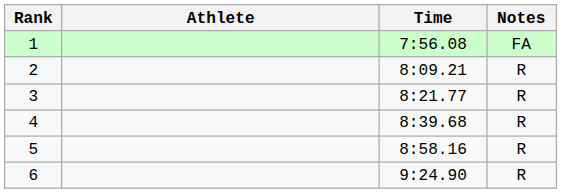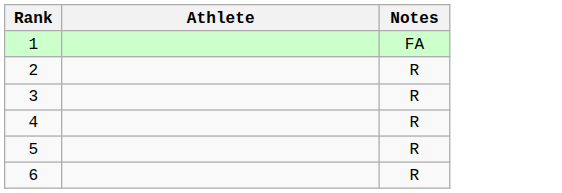- column: (433, 18)
